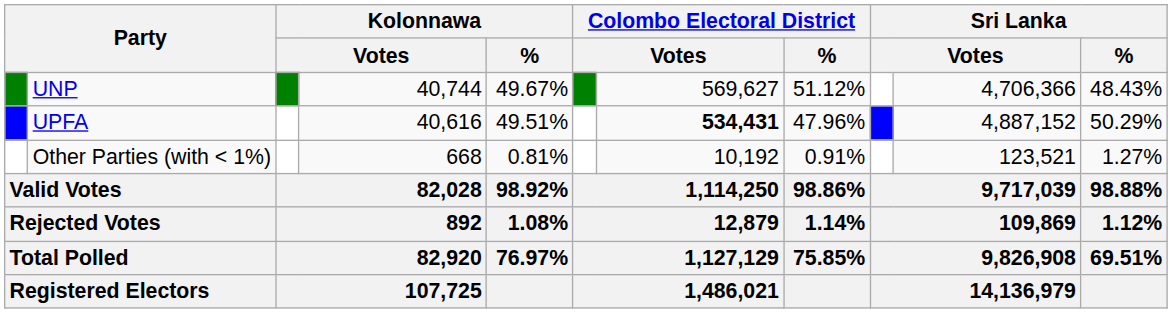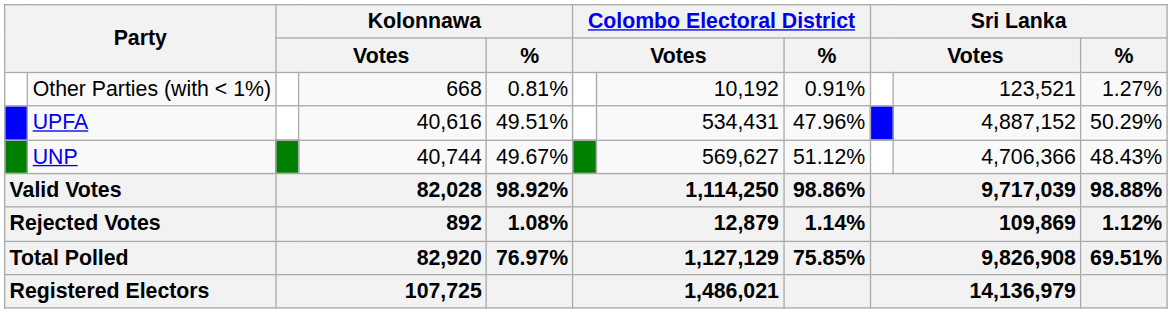rows swapped: (55, 88) <-> (152, 156)
(740, 122) bold -> (740, 122) normal
